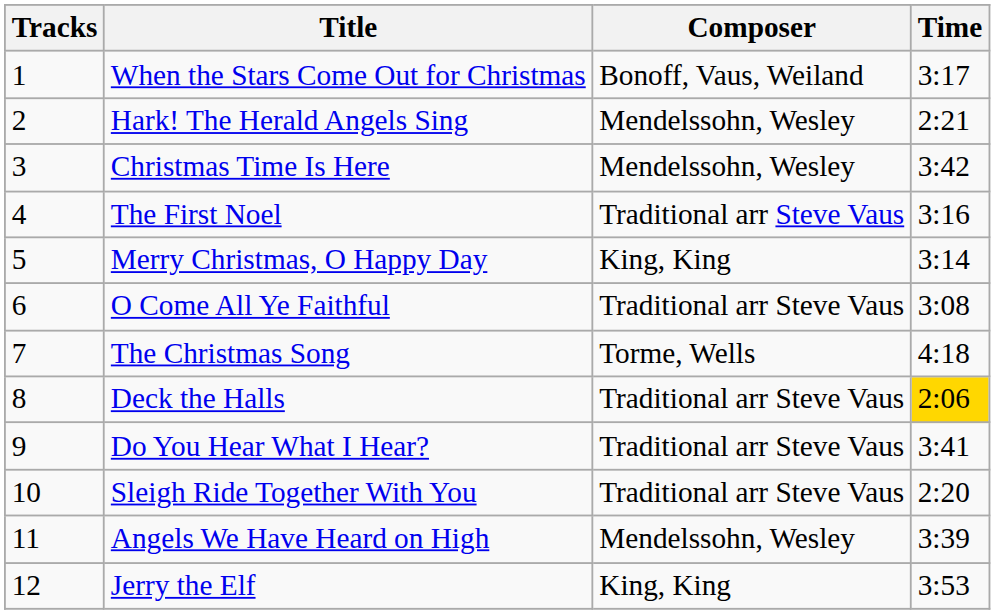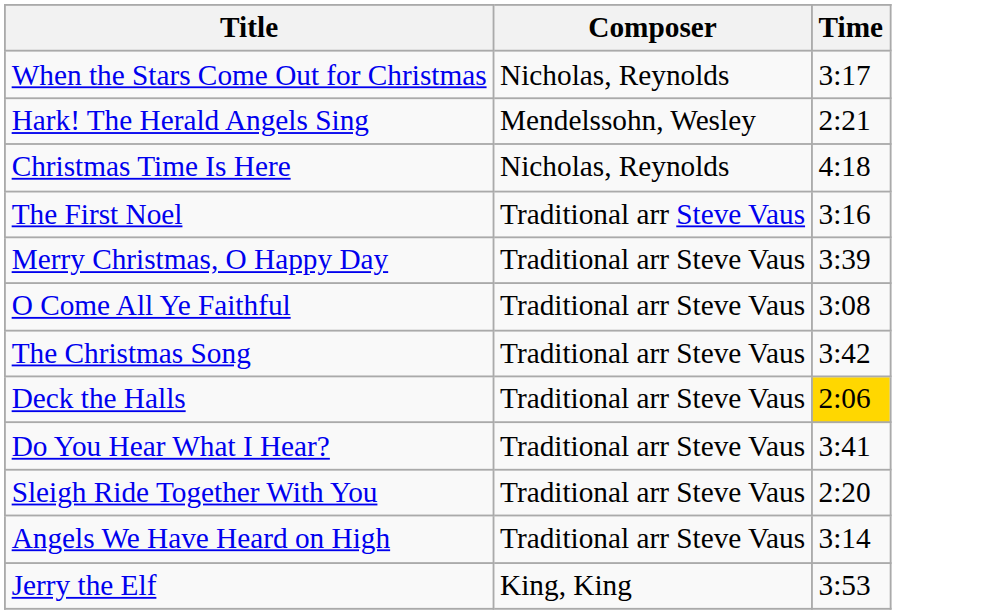- column: (54, 27)
(731, 74) Bonoff, Vaus, Weiland -> (615, 74) Nicholas, Reynolds
(727, 167) Mendelssohn, Wesley -> (615, 167) Nicholas, Reynolds
(944, 167) 3:42 -> (845, 167) 4:18
(665, 259) King, King -> (653, 259) Traditional arr Steve Vaus
(944, 259) 3:14 -> (845, 259) 3:39
(677, 352) Torme, Wells -> (653, 352) Traditional arr Steve Vaus
(944, 352) 4:18 -> (845, 352) 3:42
(727, 538) Mendelssohn, Wesley -> (653, 538) Traditional arr Steve Vaus
(944, 538) 3:39 -> (845, 538) 3:14
